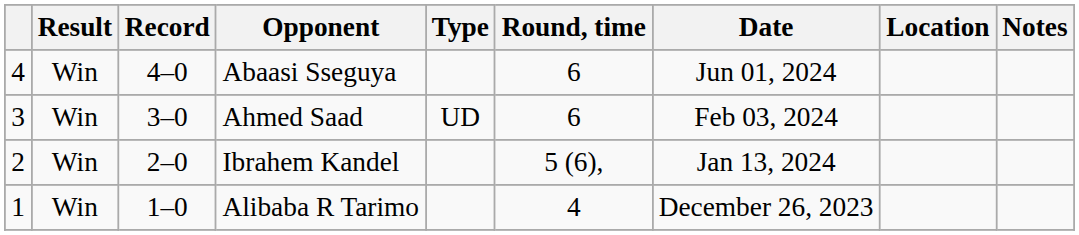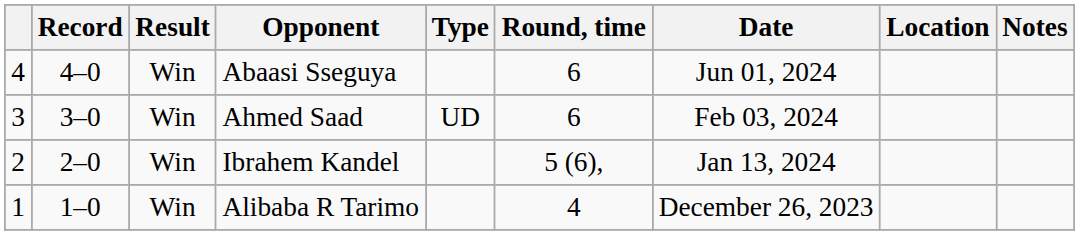columns swapped: (75, 27) <-> (167, 27)
